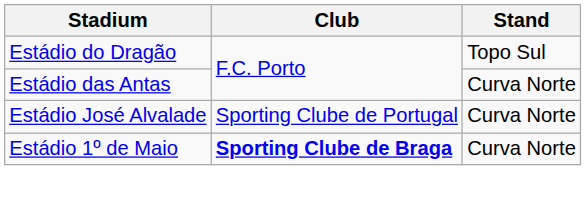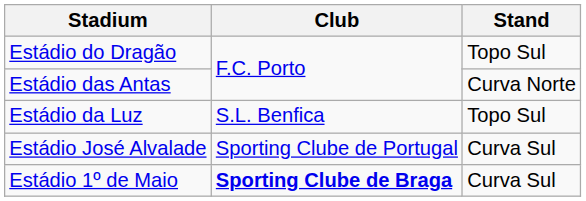+ row: (76, 116)
(522, 116) Curva Norte -> (511, 148) Curva Sul
(522, 148) Curva Norte -> (511, 180) Curva Sul
